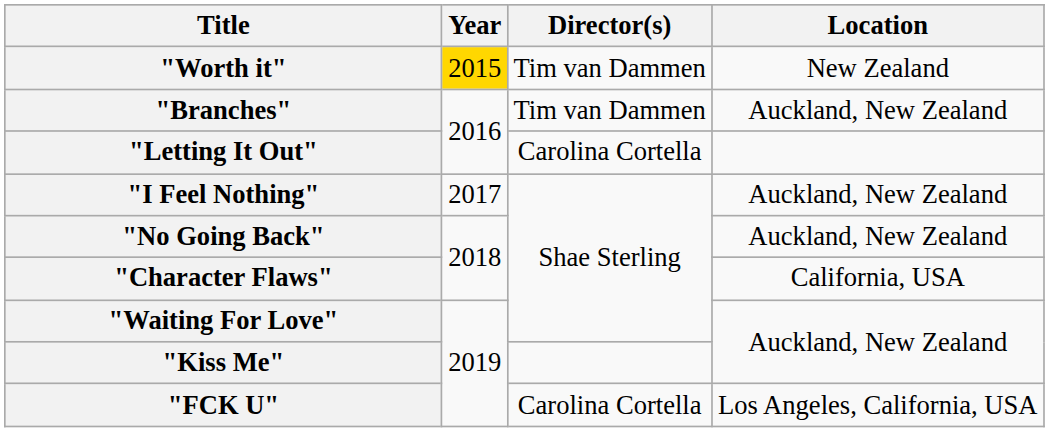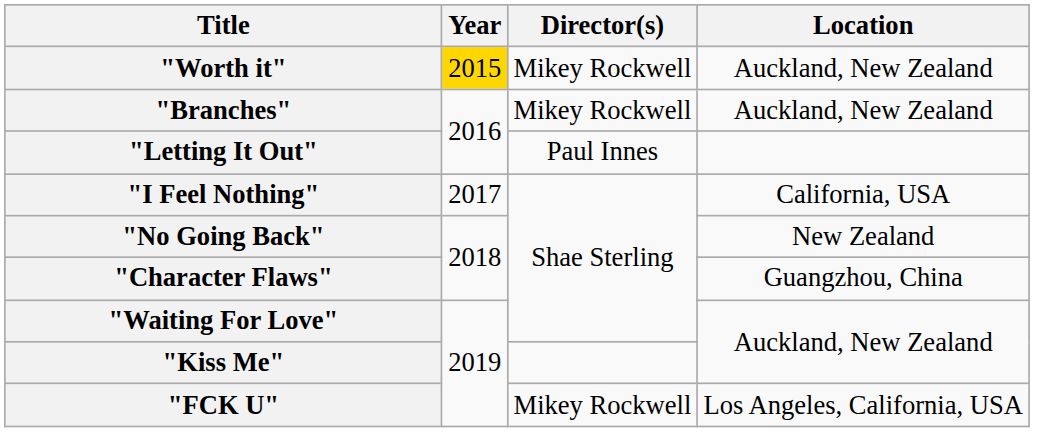(610, 67) Tim van Dammen -> (602, 67) Mikey Rockwell
(878, 67) New Zealand -> (863, 67) Auckland, New Zealand
(610, 109) Tim van Dammen -> (602, 109) Mikey Rockwell
(610, 151) Carolina Cortella -> (602, 151) Paul Innes
(878, 194) Auckland, New Zealand -> (863, 194) California, USA
(878, 236) Auckland, New Zealand -> (863, 236) New Zealand
(878, 278) California, USA -> (863, 278) Guangzhou, China
(610, 404) Carolina Cortella -> (602, 404) Mikey Rockwell
